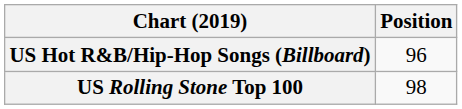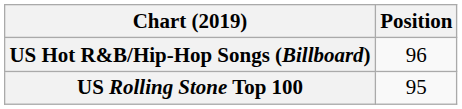(416, 87) 98 -> (416, 87) 95
